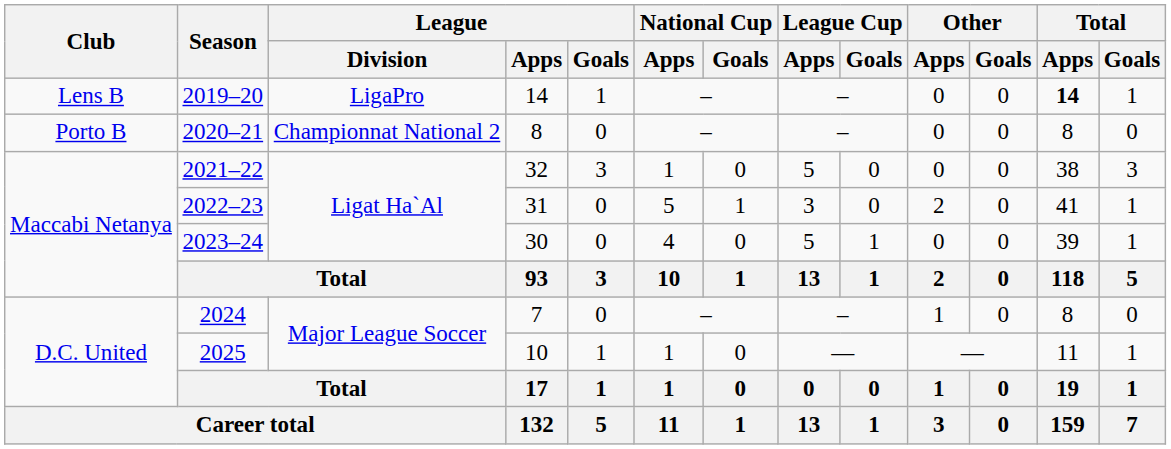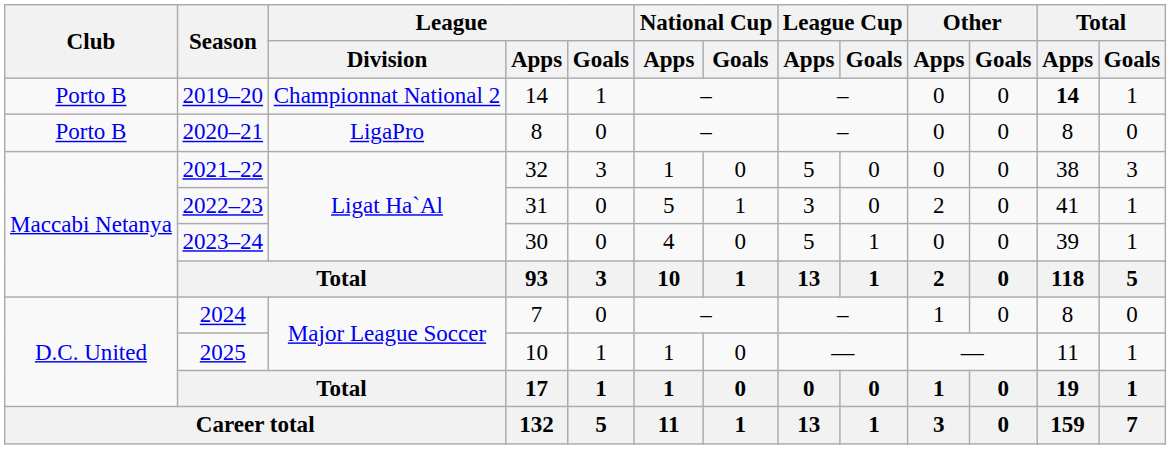(91, 95) Lens B -> (91, 95) Porto B
(387, 95) LigaPro -> (387, 95) Championnat National 2
(387, 132) Championnat National 2 -> (387, 132) LigaPro
